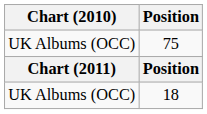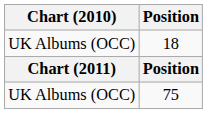rows swapped: (171, 95) <-> (171, 43)
